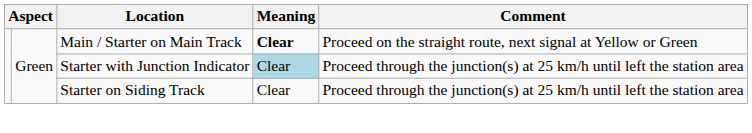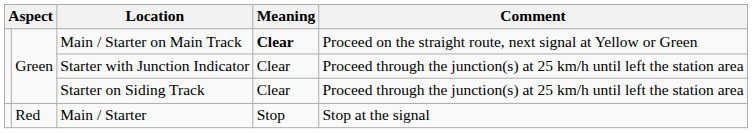(273, 66) lightblue background -> (273, 66) no background
+ row: (103, 115)
